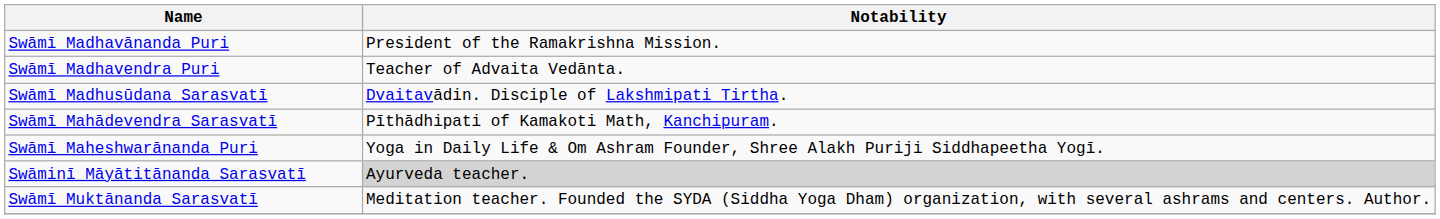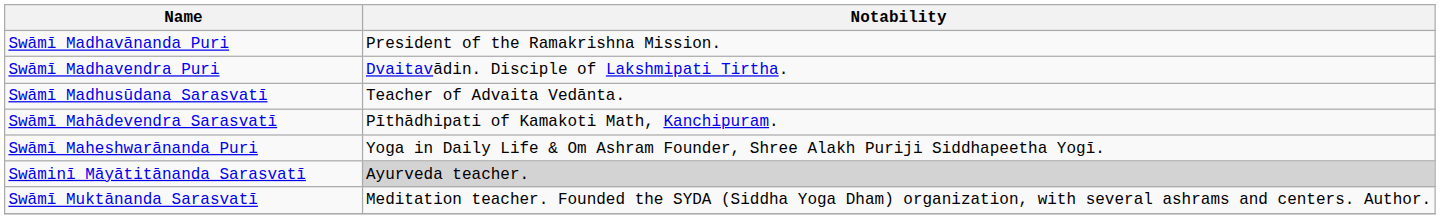(496, 70) Teacher of Advaita Vedānta. -> (577, 70) Dvaitavādin. Disciple of Lakshmipati Tirtha.
(577, 96) Dvaitavādin. Disciple of Lakshmipati Tirtha. -> (496, 96) Teacher of Advaita Vedānta.
